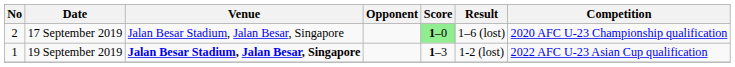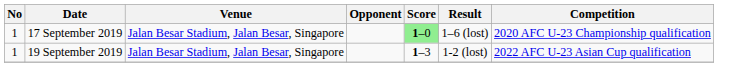(15, 33) 2 -> (15, 33) 1
(244, 52) bold -> (236, 52) normal
